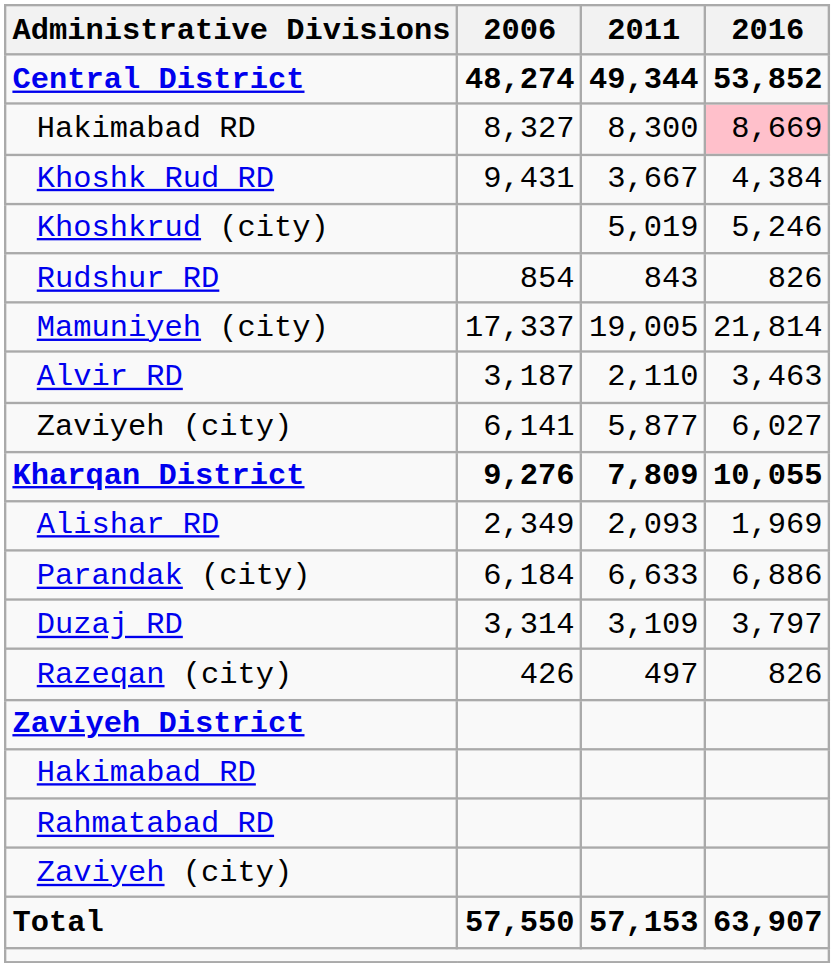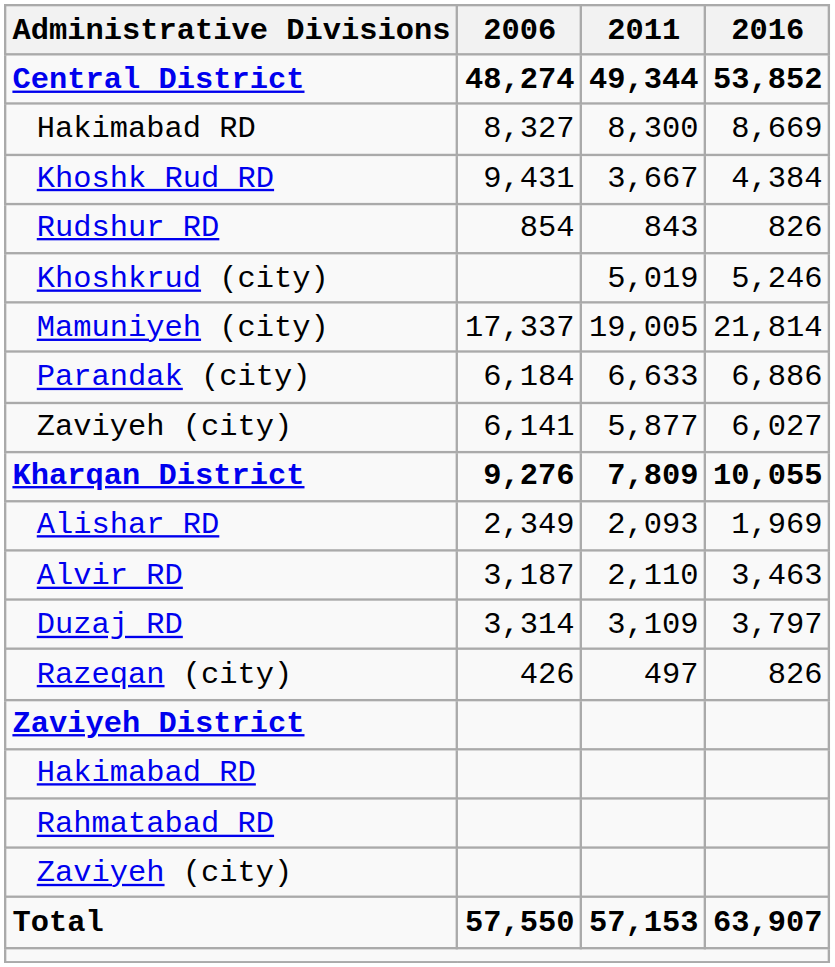(777, 129) pink background -> (777, 129) no background
rows swapped: (128, 278) <-> (183, 228)
rows swapped: (174, 575) <-> (110, 377)
